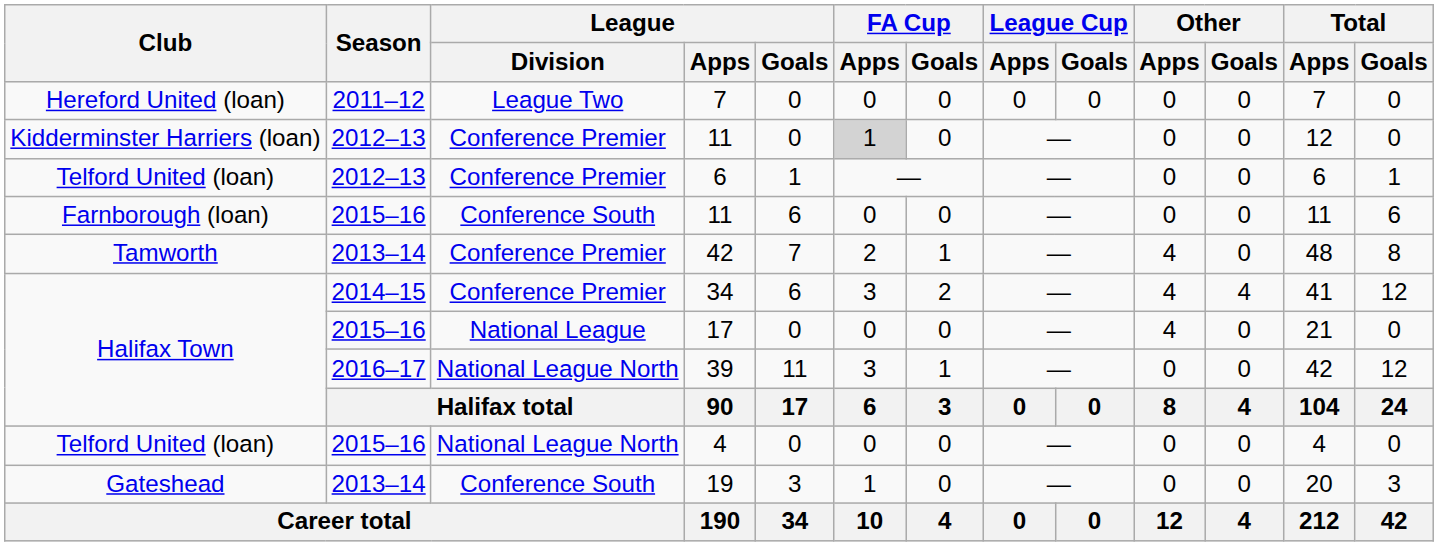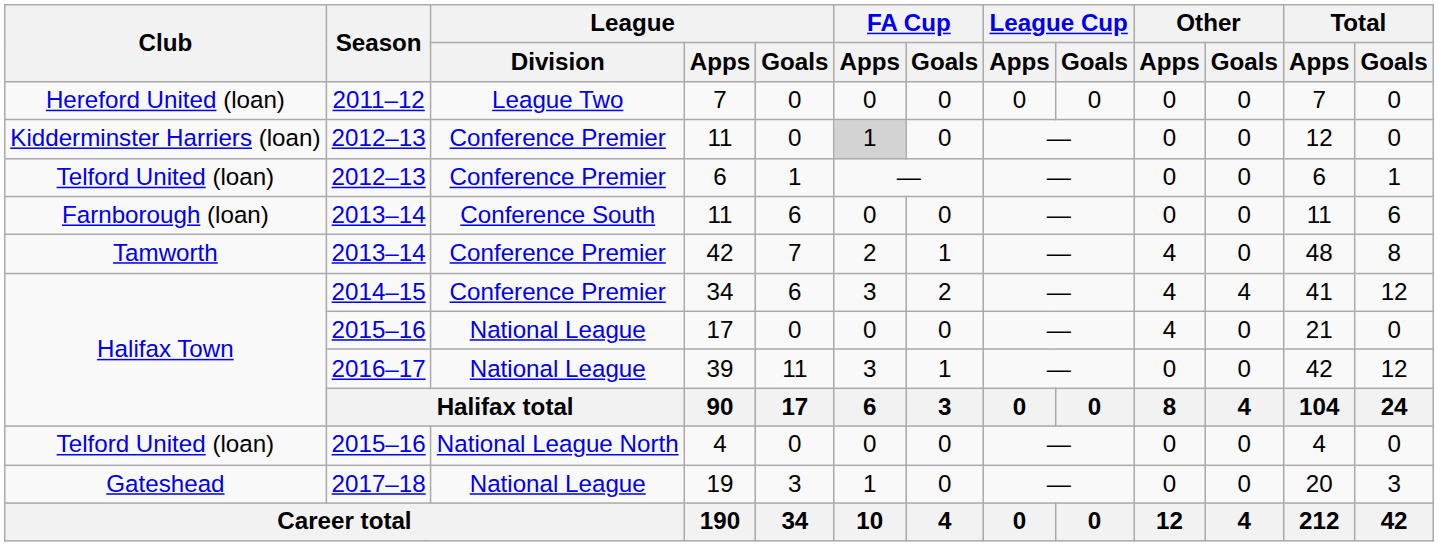(379, 215) 2015–16 -> (379, 215) 2013–14
(558, 368) National League North -> (558, 368) National League
(379, 483) 2013–14 -> (379, 483) 2017–18
(558, 483) Conference South -> (558, 483) National League
